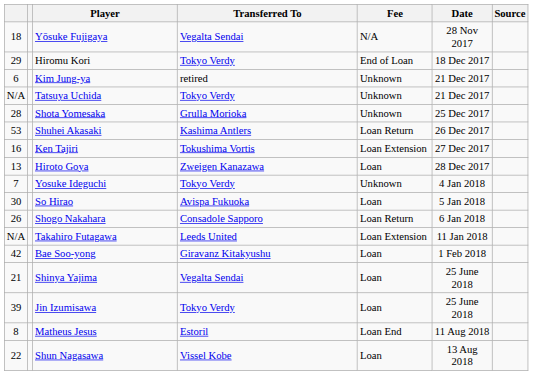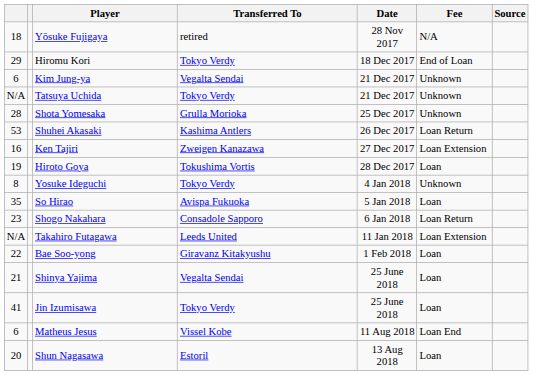columns swapped: (395, 13) <-> (462, 13)
(212, 37) Vegalta Sendai -> (194, 37) retired
(194, 78) retired -> (212, 78) Vegalta Sendai
(217, 148) Tokushima Vortis -> (222, 148) Zweigen Kanazawa
(16, 166) 13 -> (16, 166) 19
(222, 166) Zweigen Kanazawa -> (217, 166) Tokushima Vortis
(16, 183) 7 -> (16, 183) 8
(16, 201) 30 -> (16, 201) 35
(16, 219) 26 -> (16, 219) 23
(16, 254) 42 -> (16, 254) 22
(16, 308) 39 -> (16, 308) 41
(16, 331) 8 -> (16, 331) 6
(194, 331) Estoril -> (206, 331) Vissel Kobe
(16, 355) 22 -> (16, 355) 20
(206, 355) Vissel Kobe -> (194, 355) Estoril
